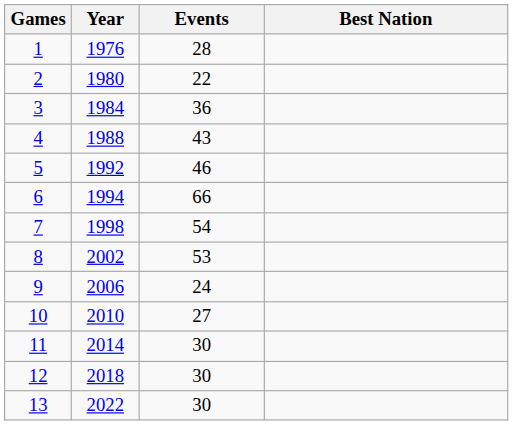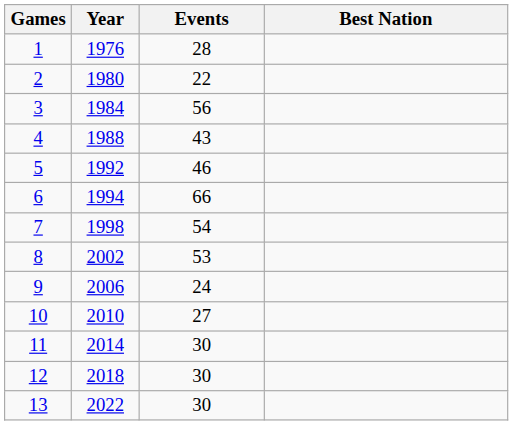(202, 108) 36 -> (202, 108) 56
